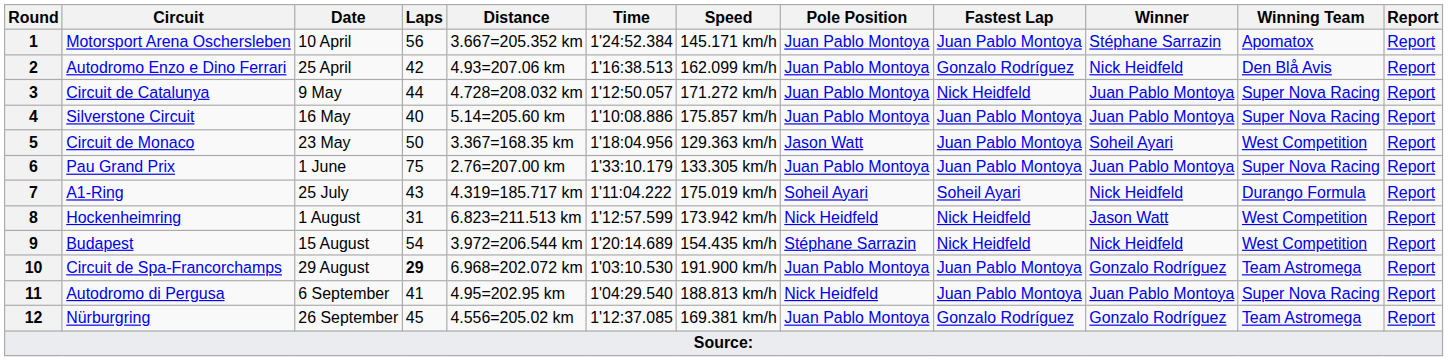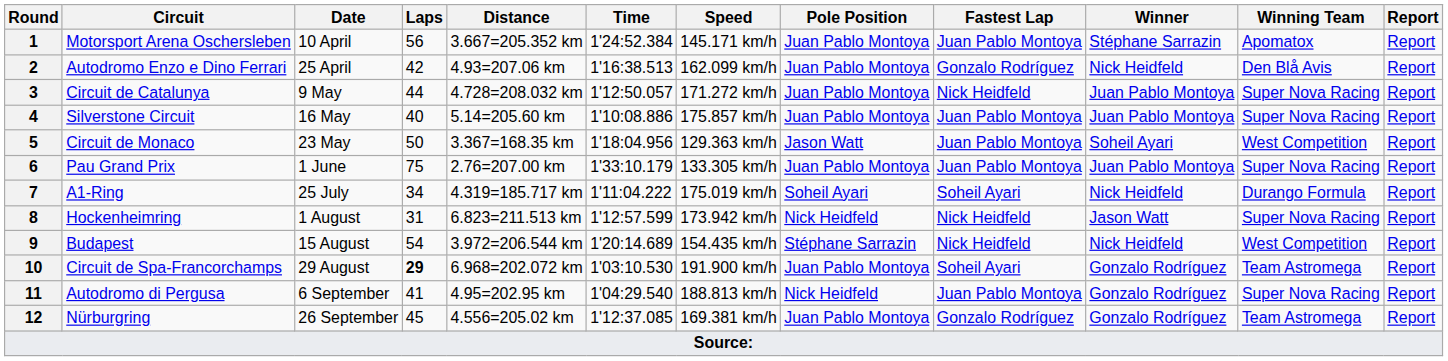(415, 192) 43 -> (415, 192) 34
(1305, 217) West Competition -> (1311, 217) Super Nova Racing
(1009, 268) Juan Pablo Montoya -> (979, 268) Soheil Ayari
(1162, 293) Juan Pablo Montoya -> (1158, 293) Gonzalo Rodríguez
